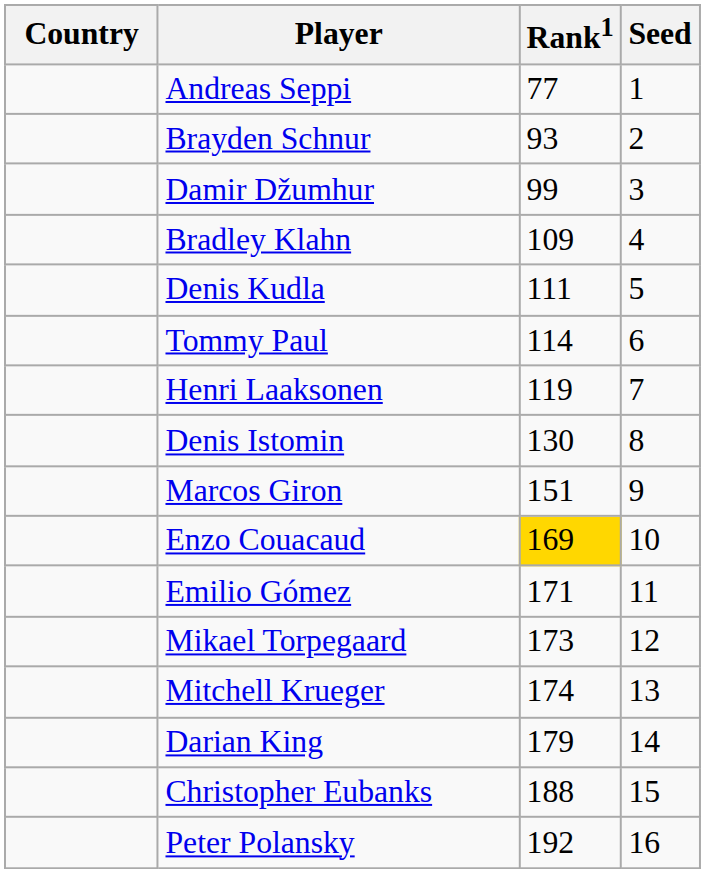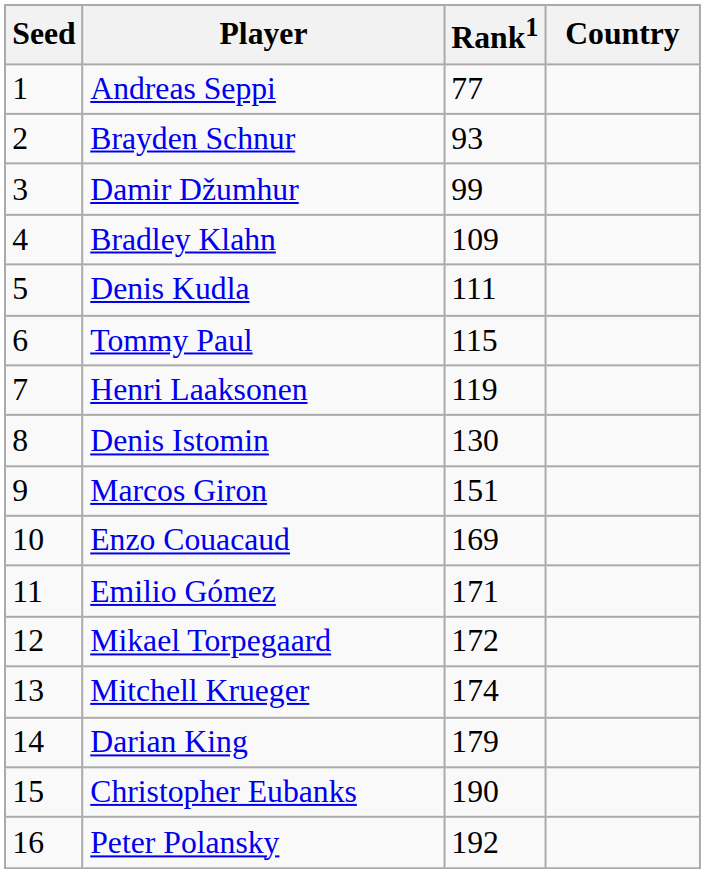columns swapped: (82, 33) <-> (660, 33)
(550, 339) 114 -> (475, 339) 115
(550, 540) gold background -> (475, 540) no background
(550, 641) 173 -> (475, 641) 172
(550, 791) 188 -> (475, 791) 190
